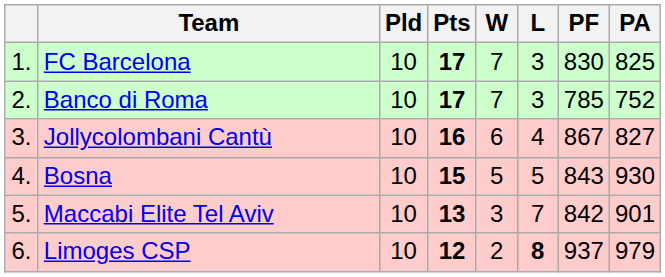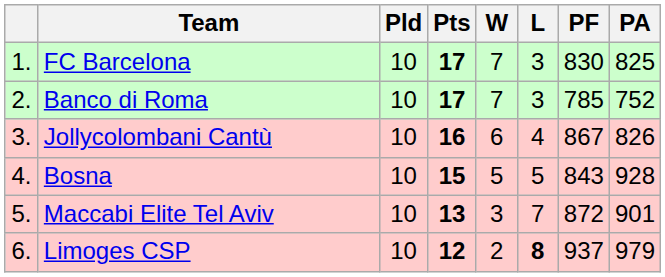(635, 137) 827 -> (635, 137) 826
(635, 175) 930 -> (635, 175) 928
(584, 213) 842 -> (584, 213) 872
